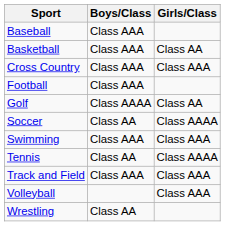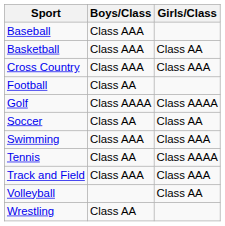(117, 85) Class AAA -> (113, 85) Class AA
(180, 103) Class AA -> (187, 103) Class AAAA
(187, 121) Class AAAA -> (180, 121) Class AA
(183, 193) Class AAA -> (180, 193) Class AA
